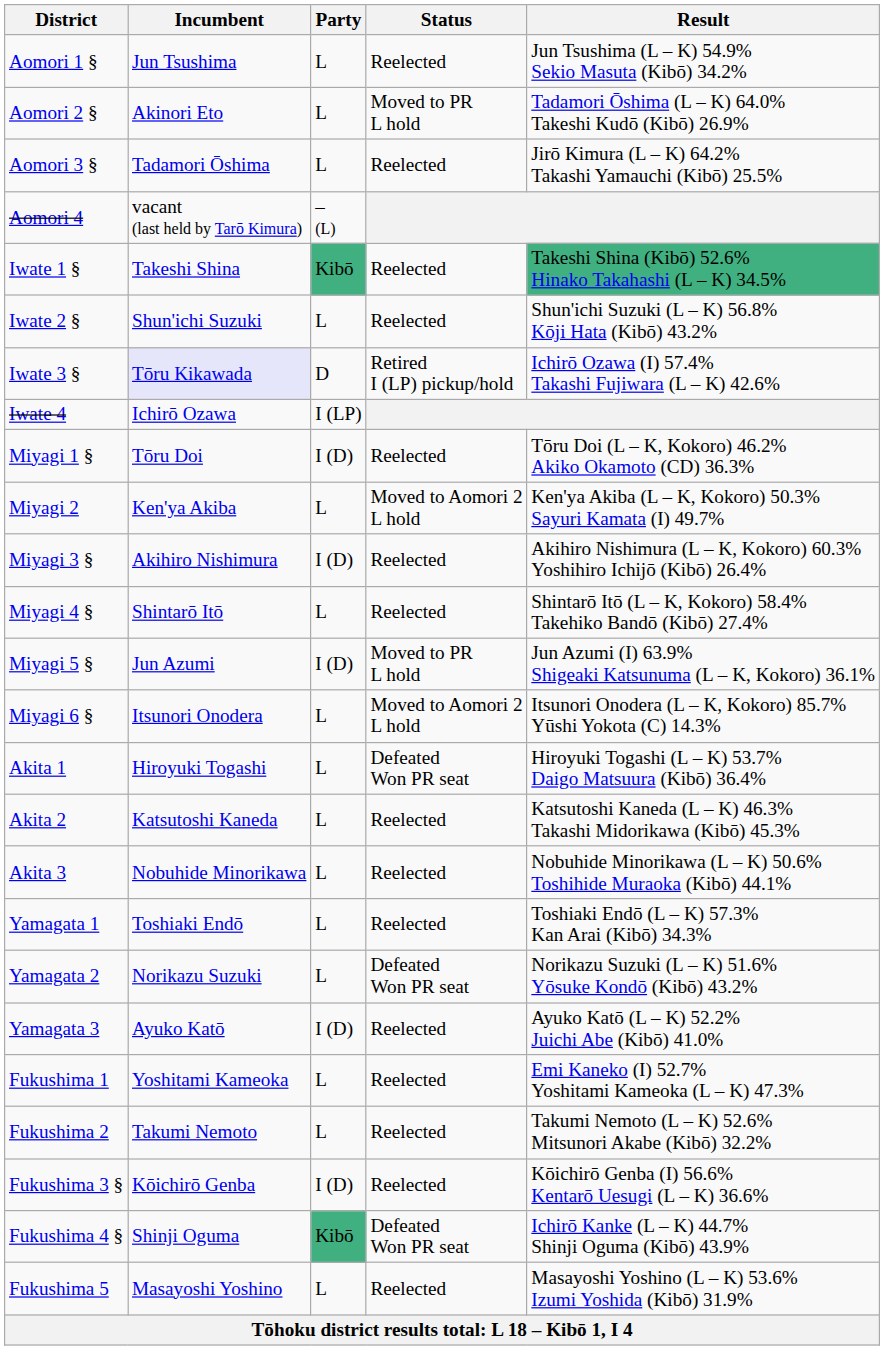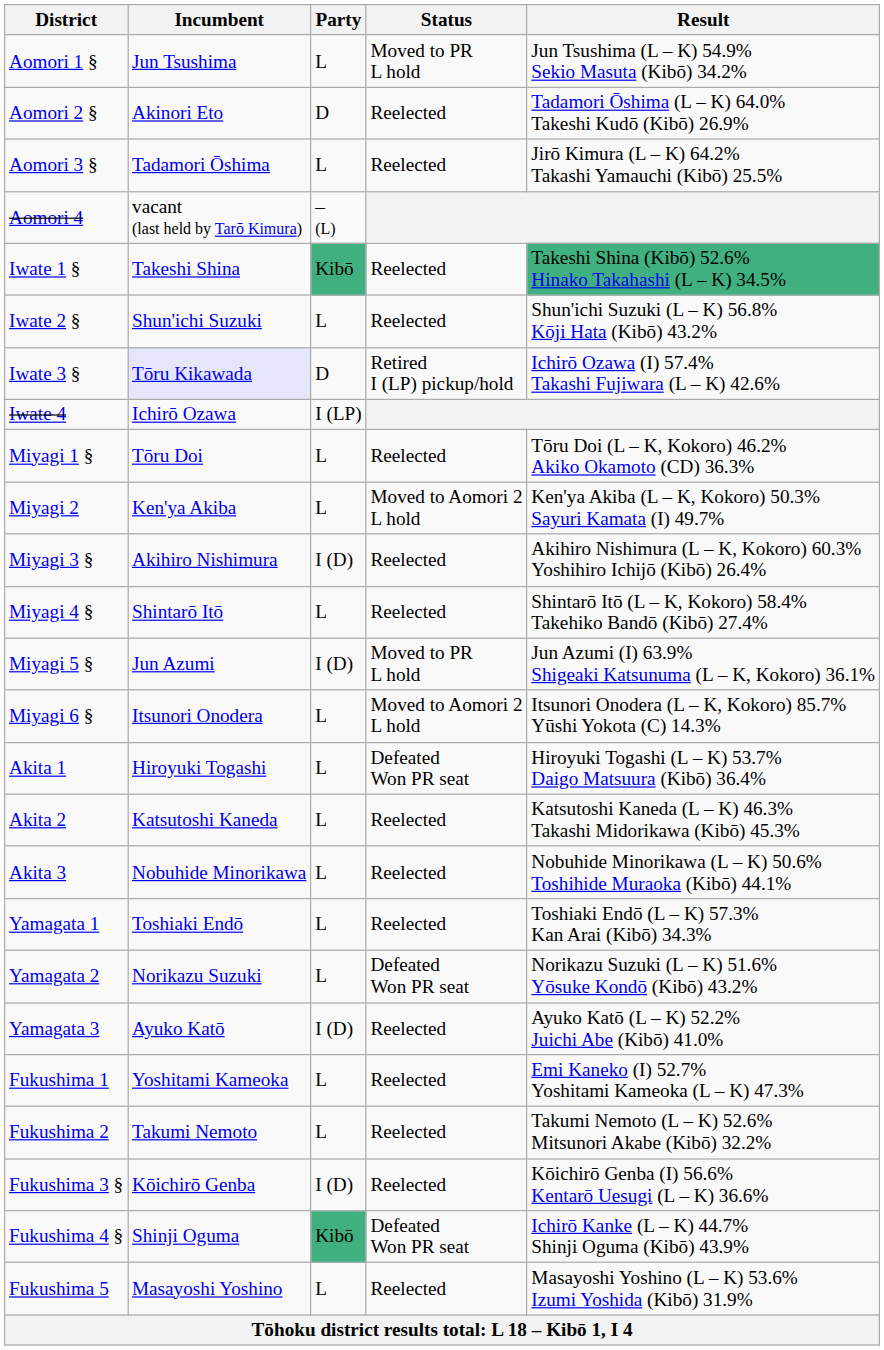(408, 60) Reelected -> (422, 60) Moved to PR L hold
(321, 113) L -> (322, 113) D
(422, 113) Moved to PR L hold -> (408, 113) Reelected
(334, 455) I (D) -> (321, 455) L
